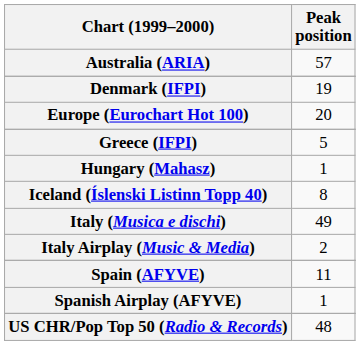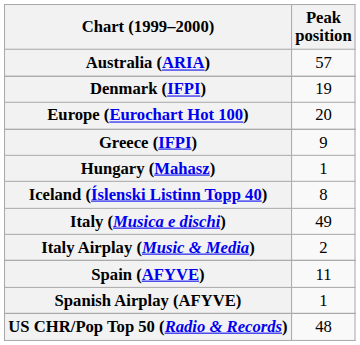(323, 141) 5 -> (323, 141) 9
